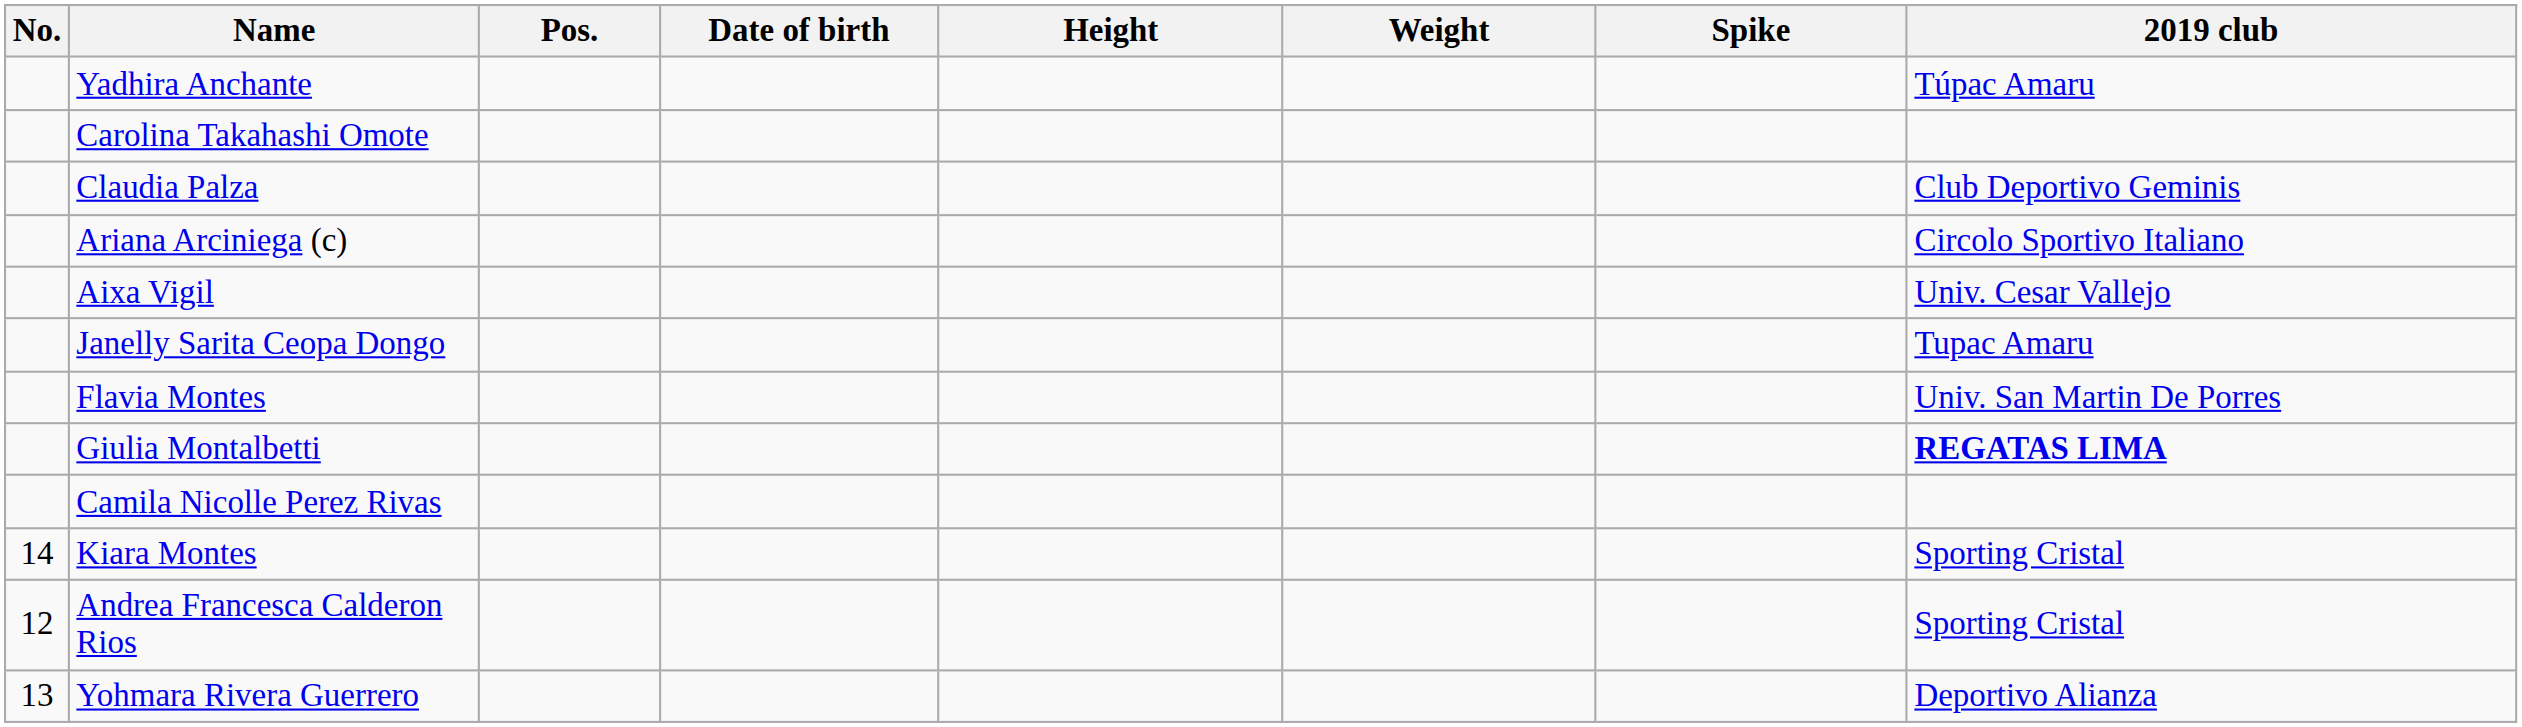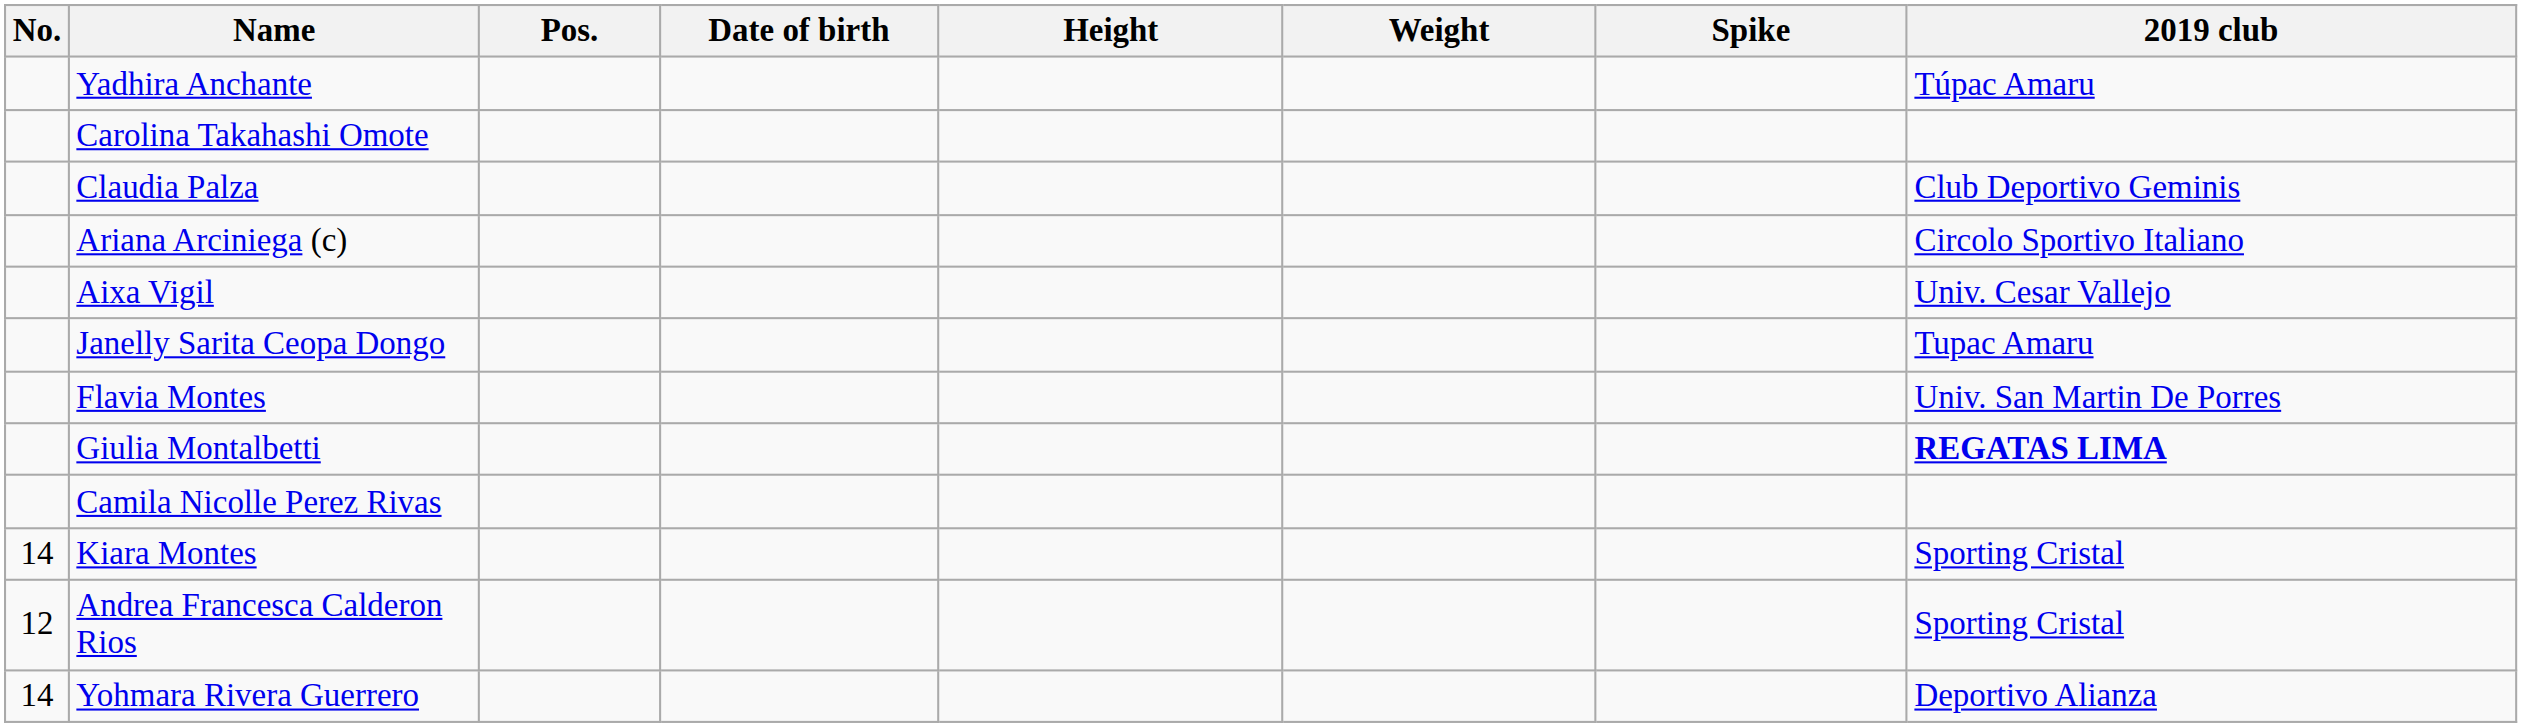(37, 694) 13 -> (37, 694) 14
